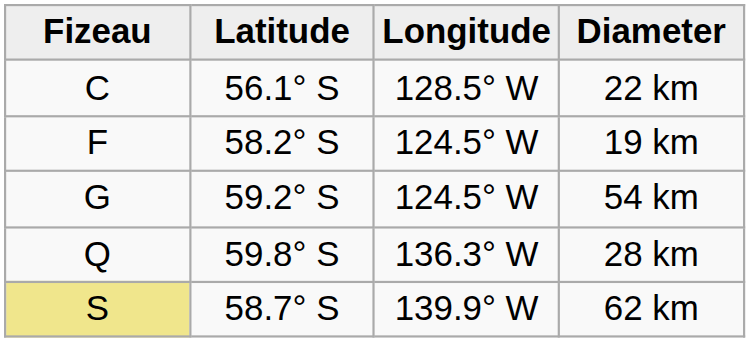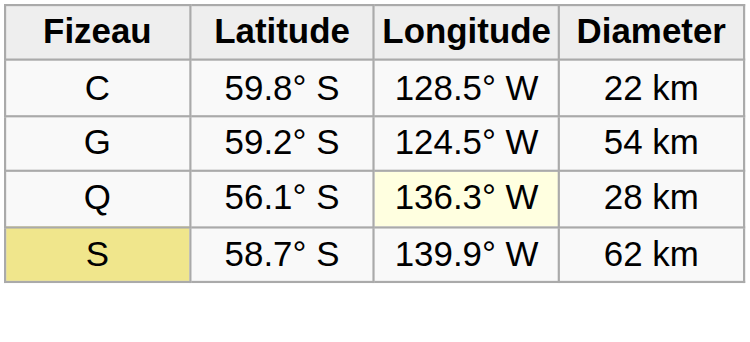(282, 87) 56.1° S -> (282, 87) 59.8° S
- row: (651, 142)
(282, 253) 59.8° S -> (282, 198) 56.1° S
(467, 253) no background -> (467, 198) lightyellow background
